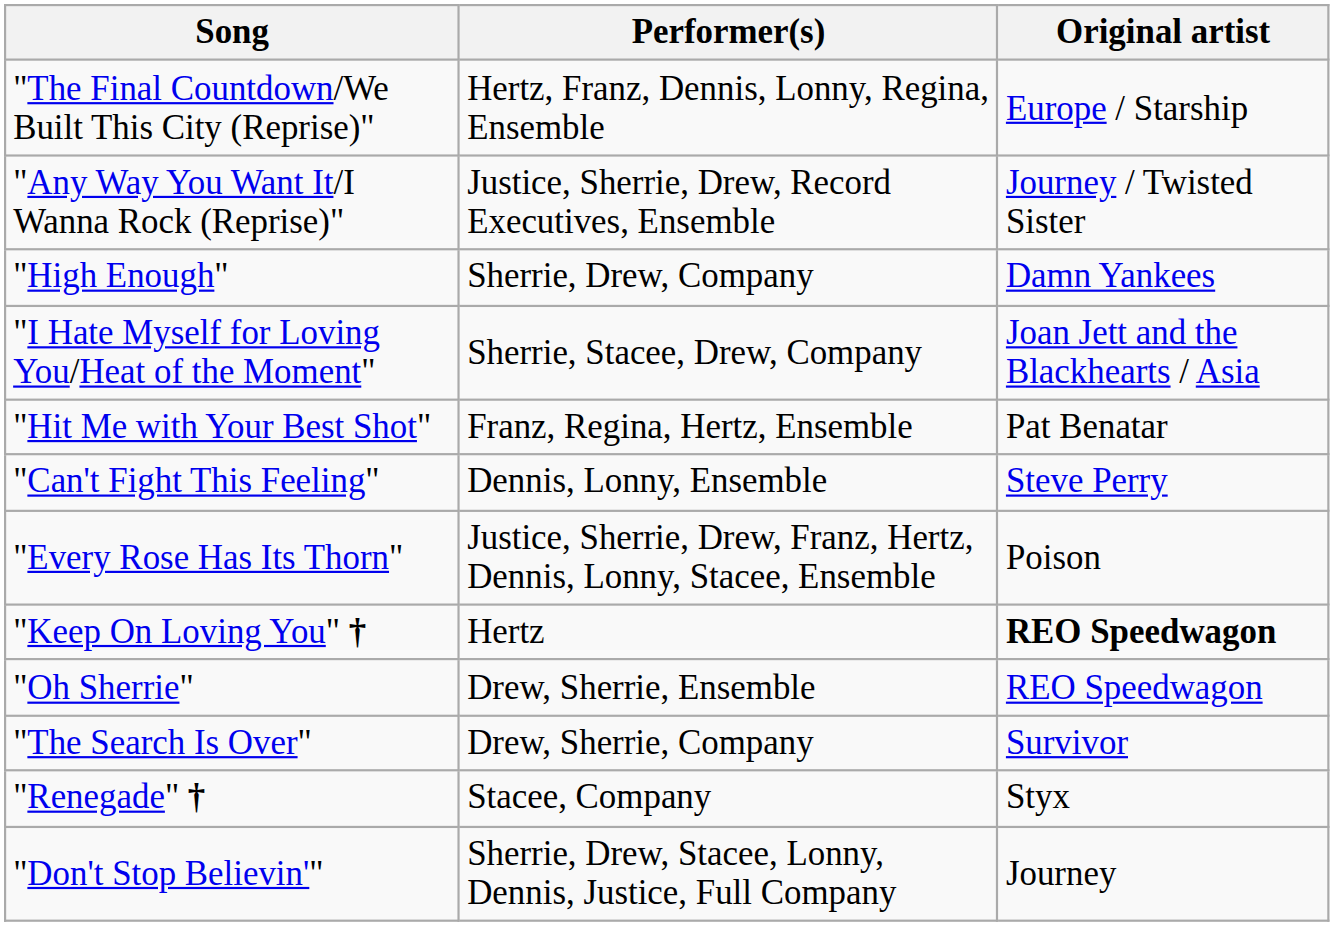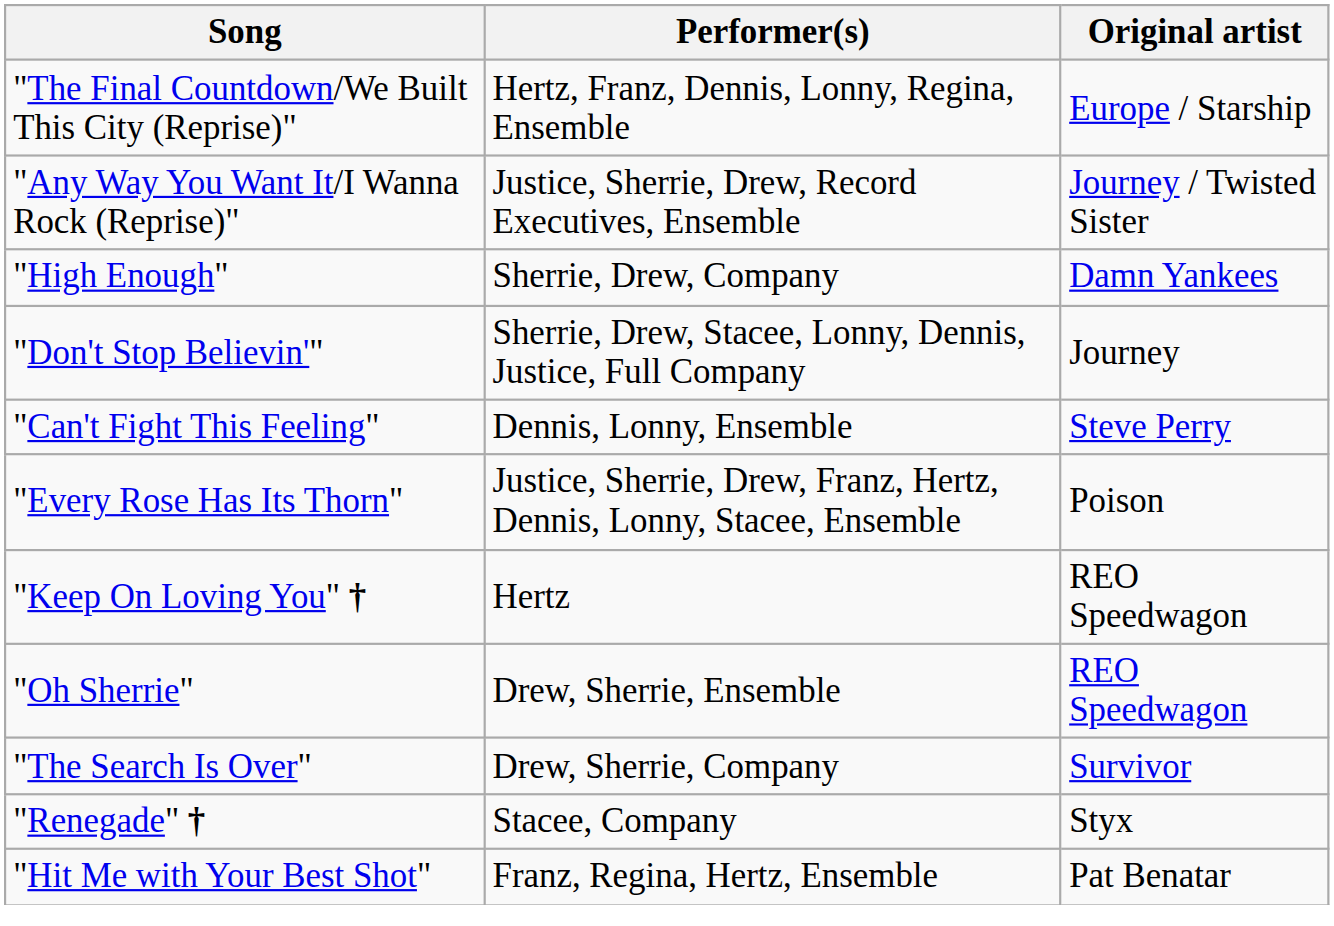- row: (197, 351)
rows swapped: (222, 426) <-> (168, 872)
(1141, 631) bold -> (1158, 595) normal
